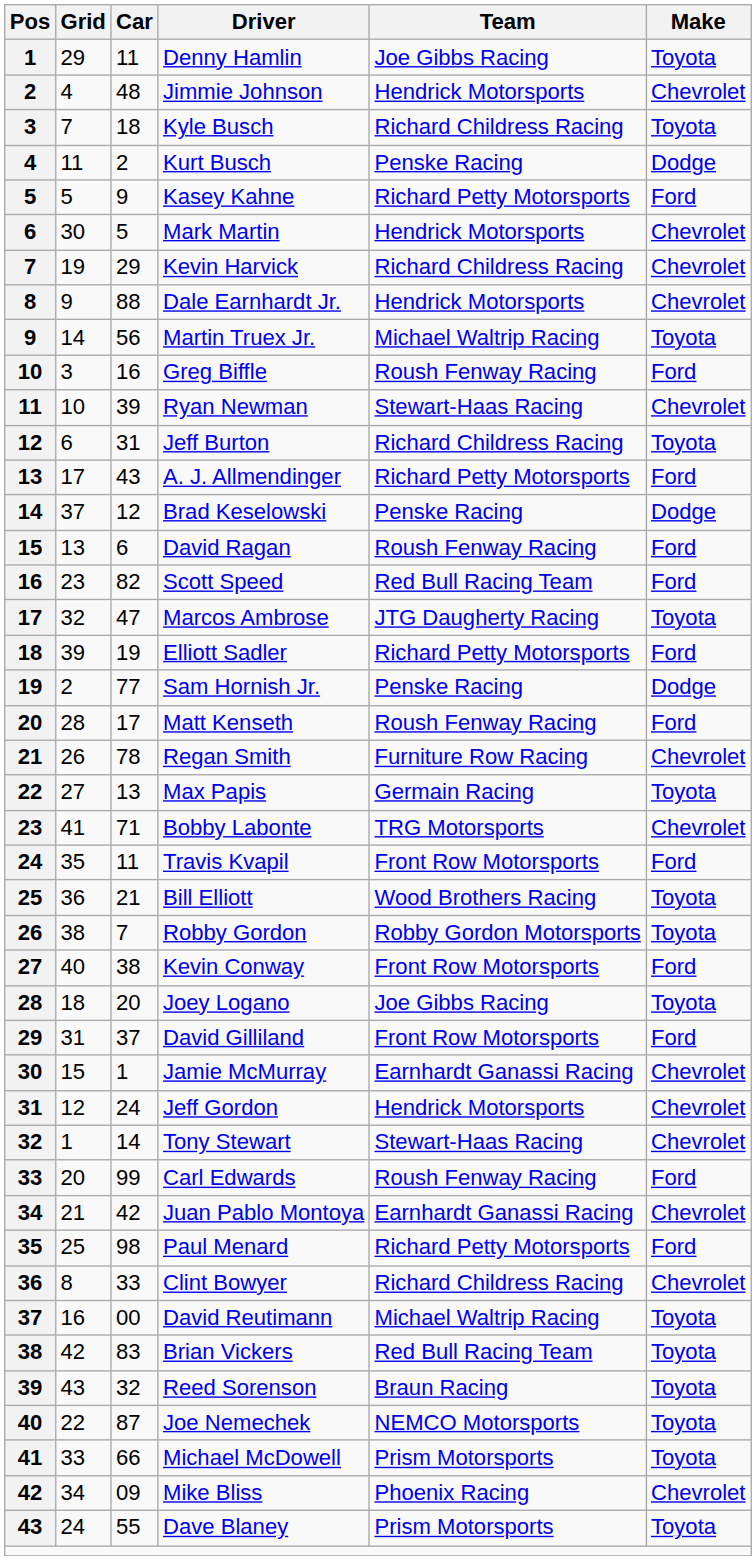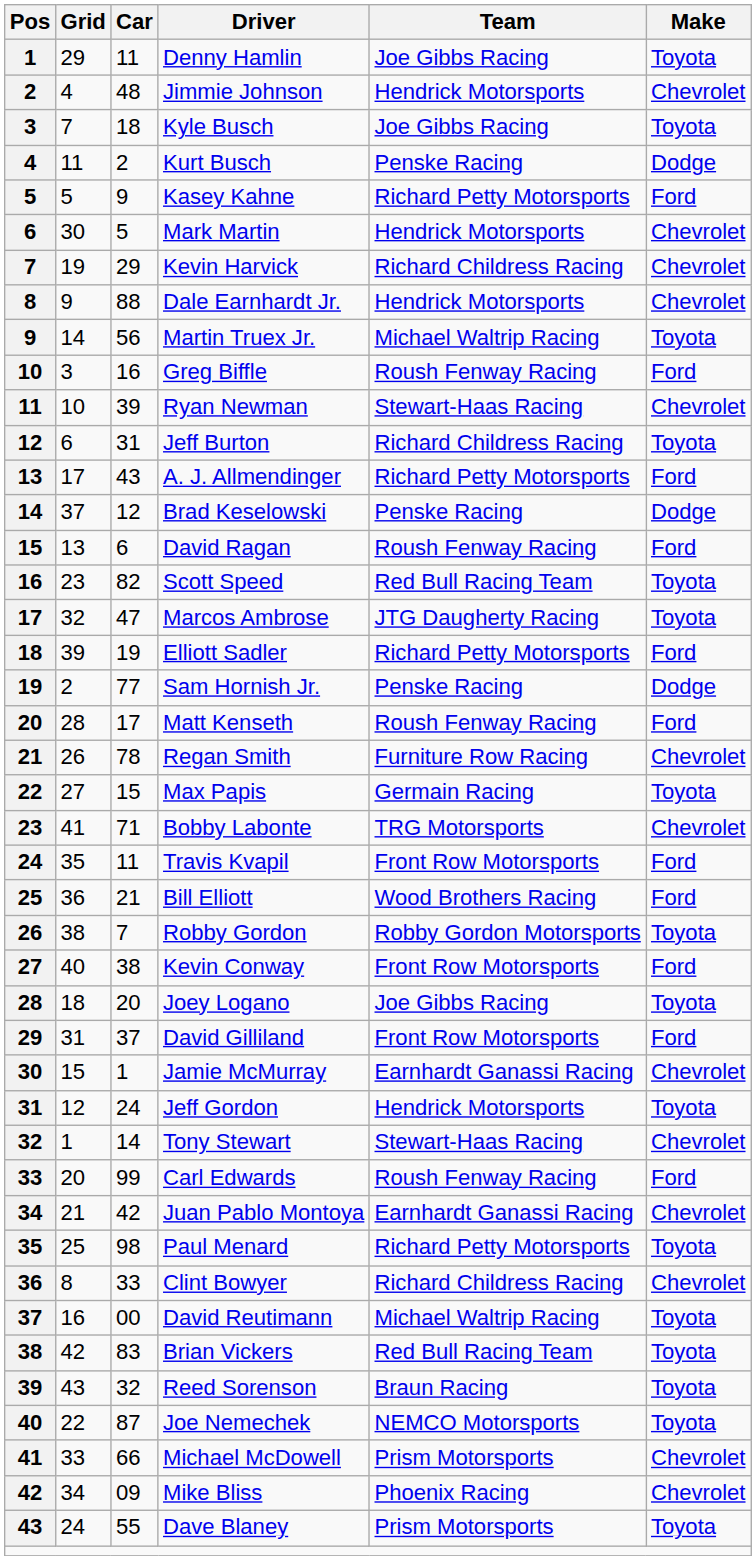(499, 127) Richard Childress Racing -> (462, 127) Joe Gibbs Racing
(674, 582) Ford -> (684, 582) Toyota
(128, 792) 13 -> (128, 792) 15
(684, 897) Toyota -> (674, 897) Ford
(698, 1107) Chevrolet -> (684, 1107) Toyota
(674, 1247) Ford -> (684, 1247) Toyota
(684, 1457) Toyota -> (698, 1457) Chevrolet
